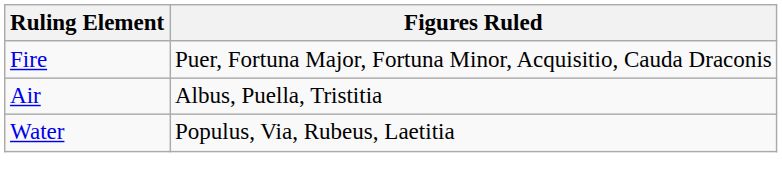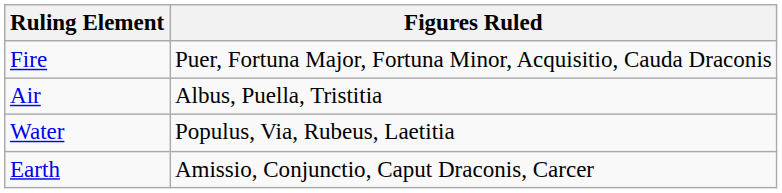+ row: (35, 168)
